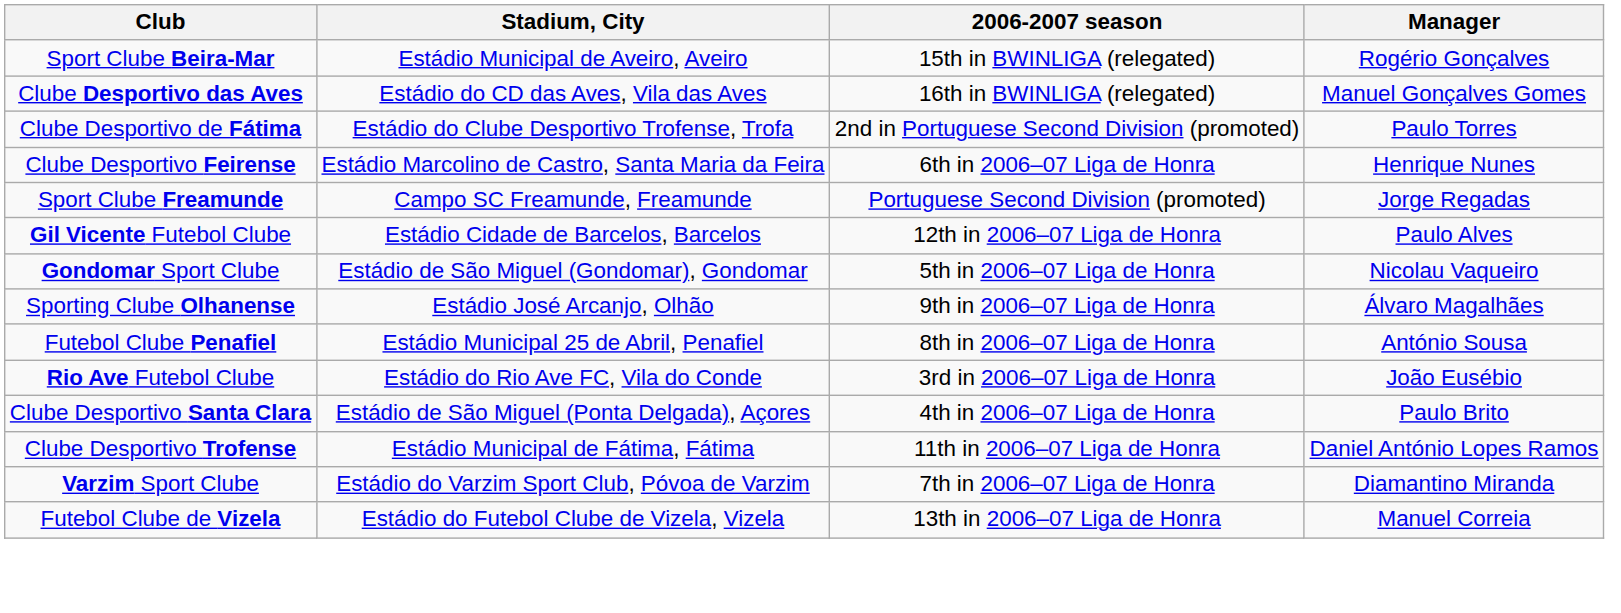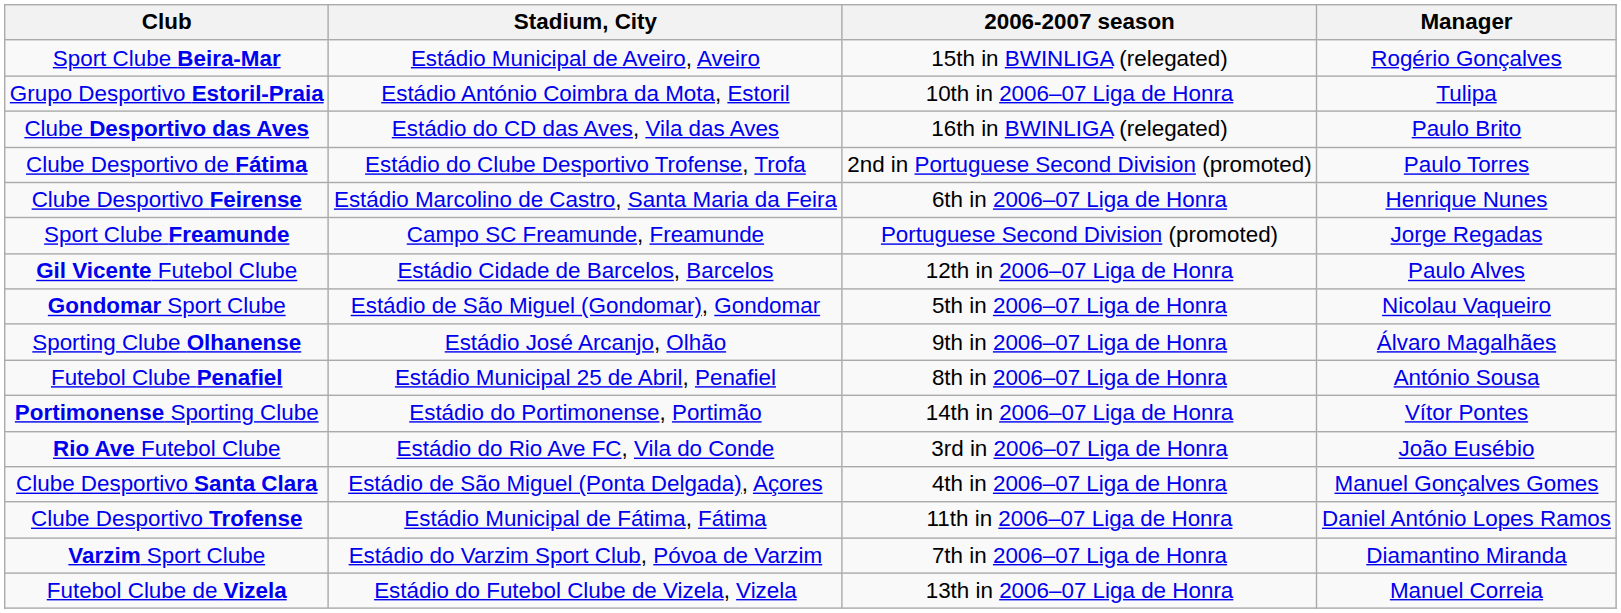+ row: (167, 93)
(1454, 93) Manuel Gonçalves Gomes -> (1467, 128) Paulo Brito
+ row: (167, 413)
(1454, 413) Paulo Brito -> (1466, 484) Manuel Gonçalves Gomes
